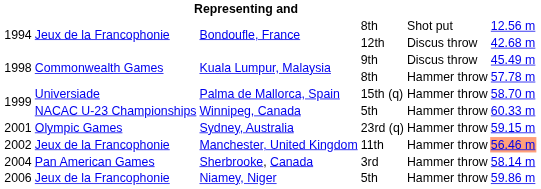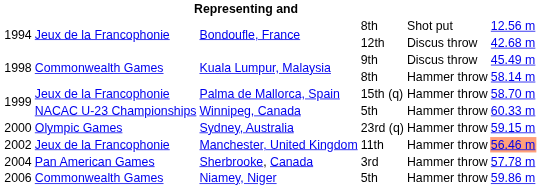(513, 77) 57.78 m -> (513, 77) 58.14 m
(67, 94) Universiade -> (102, 94) Jeux de la Francophonie
(18, 127) 2001 -> (18, 127) 2000
(513, 161) 58.14 m -> (513, 161) 57.78 m
(102, 178) Jeux de la Francophonie -> (99, 178) Commonwealth Games
